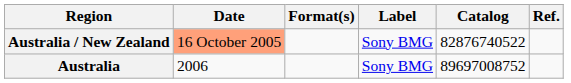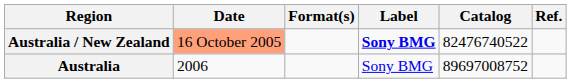(397, 41) normal -> (399, 41) bold
(483, 41) 82876740522 -> (485, 41) 82476740522
